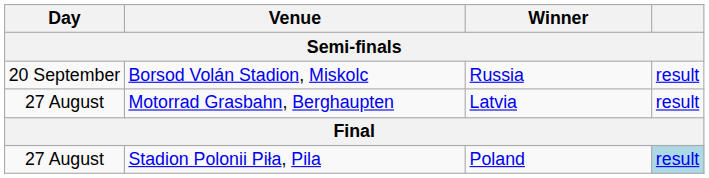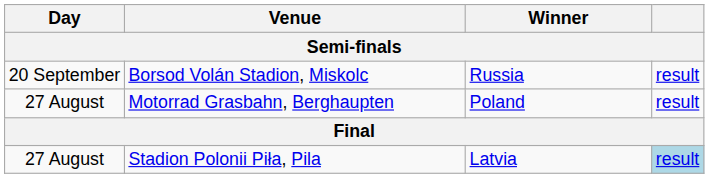(493, 103) Latvia -> (497, 103) Poland
(497, 159) Poland -> (493, 159) Latvia
